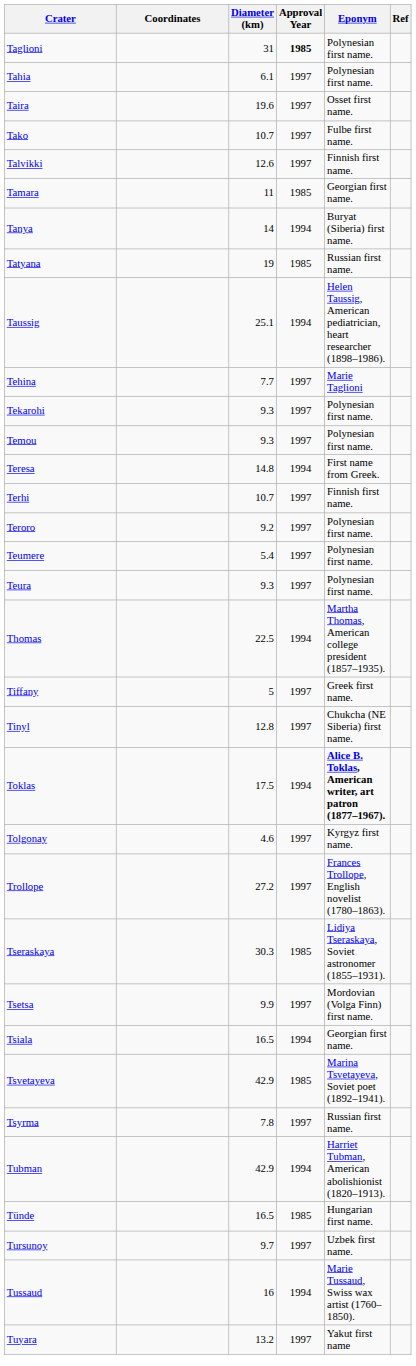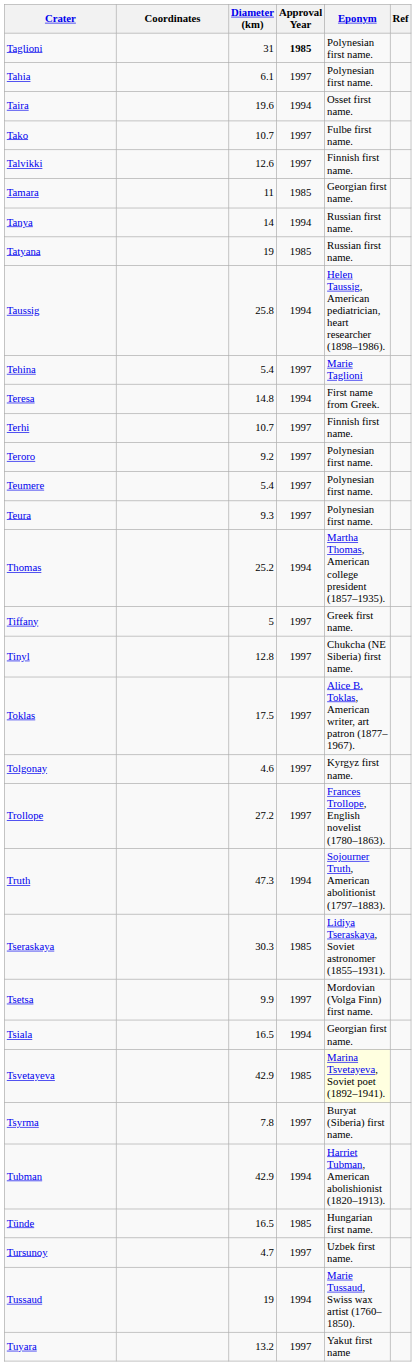(301, 106) 1997 -> (301, 106) 1994
(356, 228) Buryat (Siberia) first name. -> (354, 222) Russian first name.
(265, 322) 25.1 -> (265, 310) 25.8
(267, 382) 7.7 -> (267, 369) 5.4
- row: (26, 411)
- row: (22, 440)
(265, 638) 22.5 -> (265, 568) 25.2
(301, 786) 1994 -> (301, 715) 1997
(356, 786) bold -> (357, 715) normal
+ row: (19, 881)
(356, 1081) no background -> (356, 1076) lightyellow background
(354, 1122) Russian first name. -> (356, 1123) Buryat (Siberia) first name.
(267, 1245) 9.7 -> (267, 1252) 4.7
(269, 1292) 16 -> (269, 1299) 19
